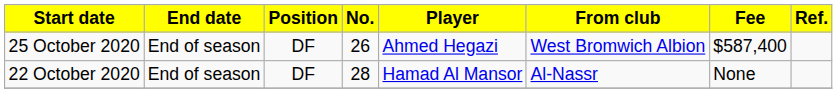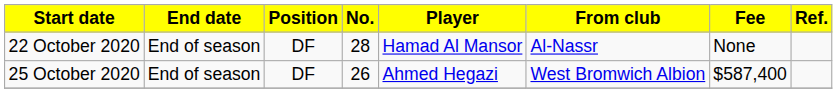rows swapped: (74, 74) <-> (74, 46)
